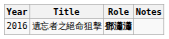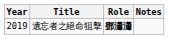(17, 27) 2016 -> (17, 27) 2019
